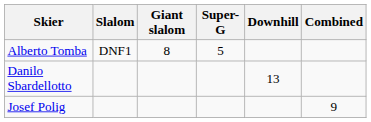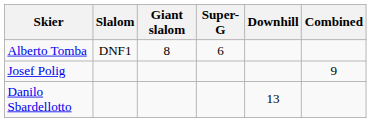(220, 50) 5 -> (220, 50) 6
rows swapped: (40, 78) <-> (36, 106)
